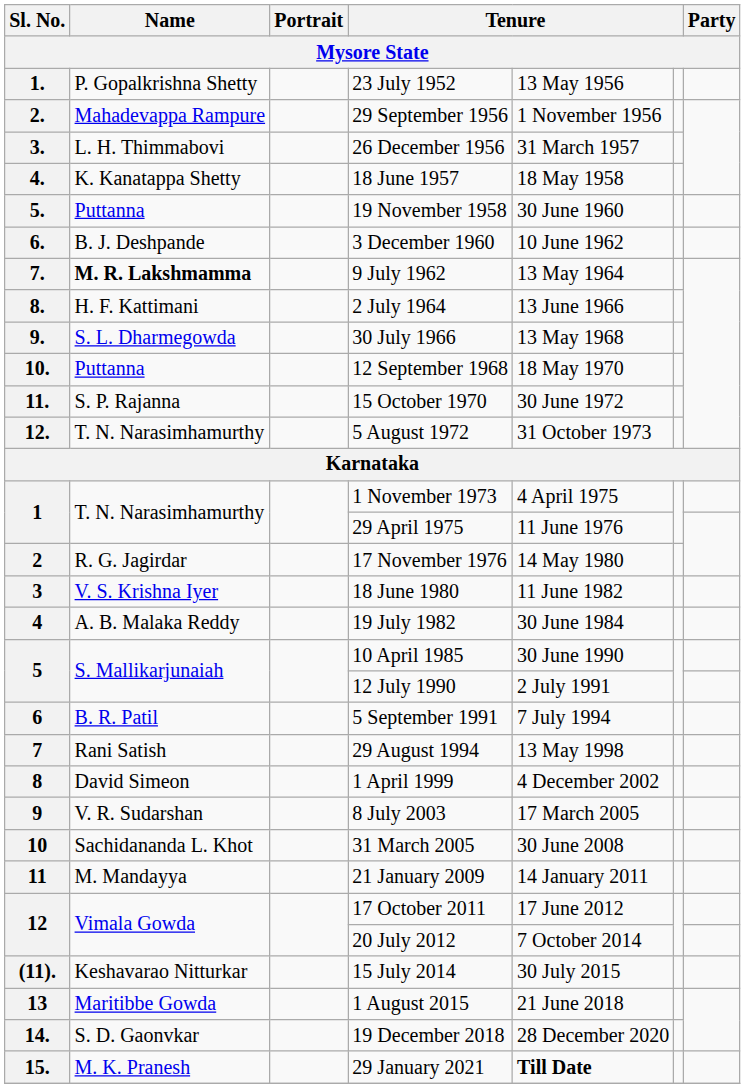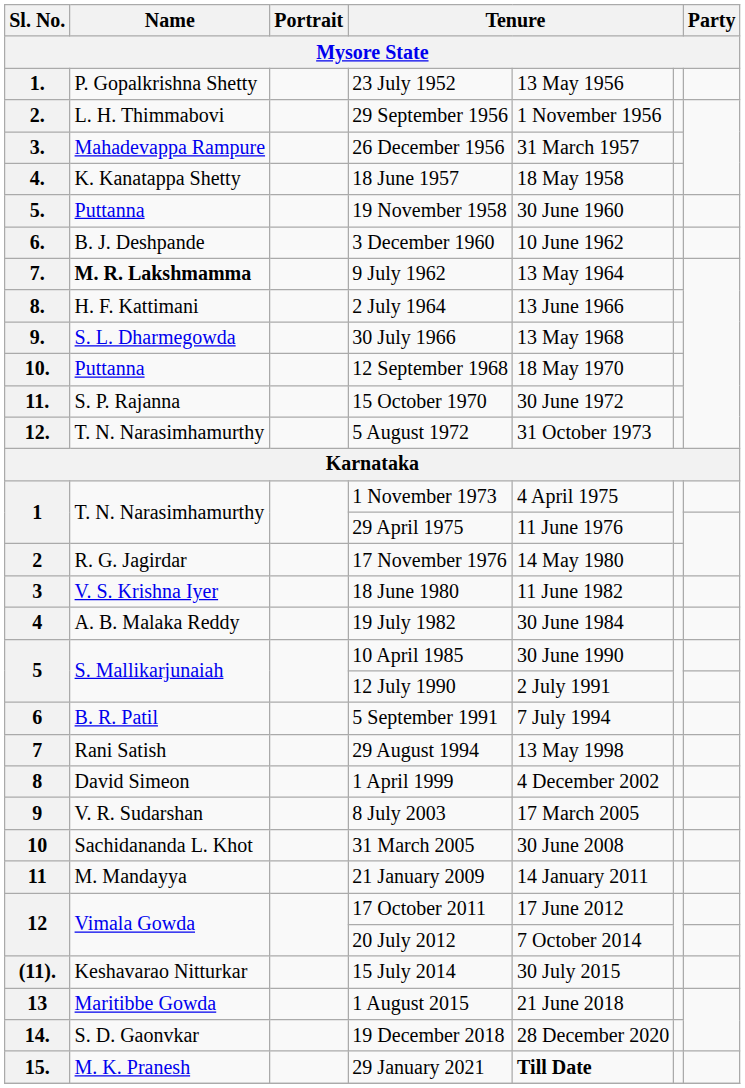(170, 115) Mahadevappa Rampure -> (149, 115) L. H. Thimmabovi
(149, 147) L. H. Thimmabovi -> (170, 147) Mahadevappa Rampure
